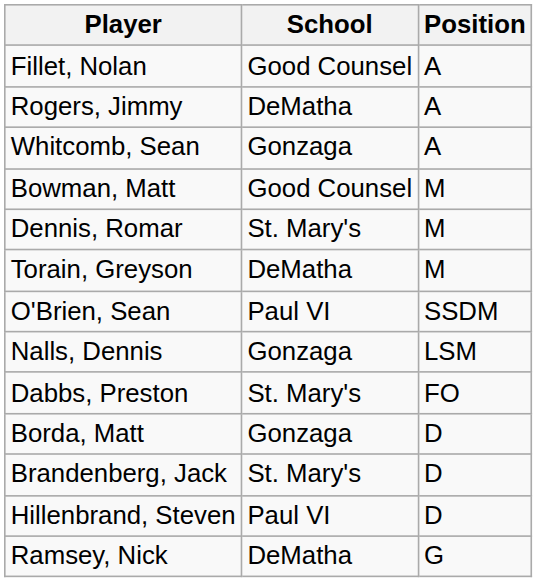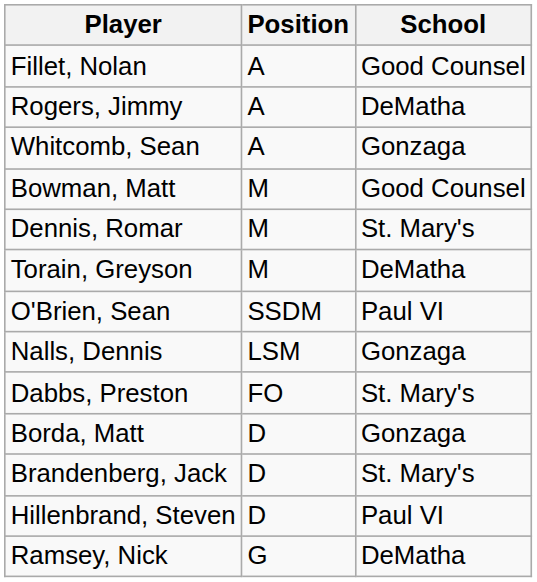columns swapped: (330, 24) <-> (475, 24)
